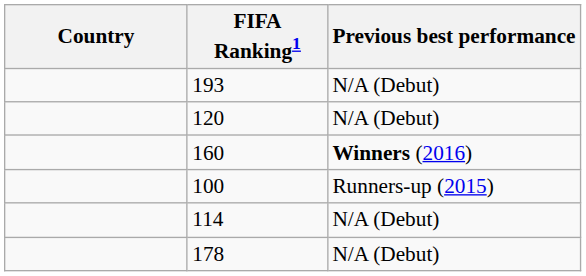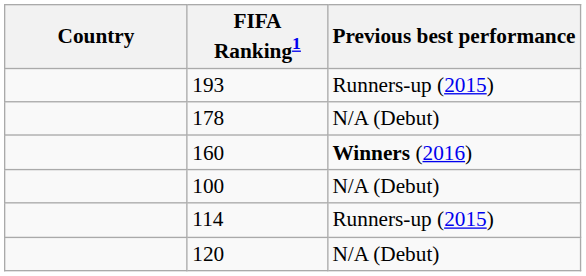(386, 84) N/A (Debut) -> (413, 84) Runners-up (2015)
rows swapped: (208, 253) <-> (208, 118)
(413, 186) Runners-up (2015) -> (386, 186) N/A (Debut)
(386, 219) N/A (Debut) -> (413, 219) Runners-up (2015)
